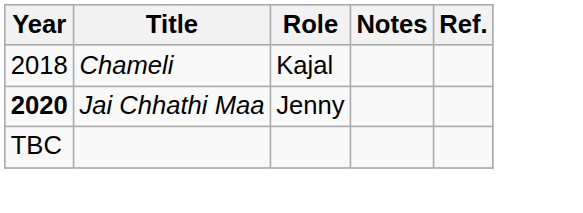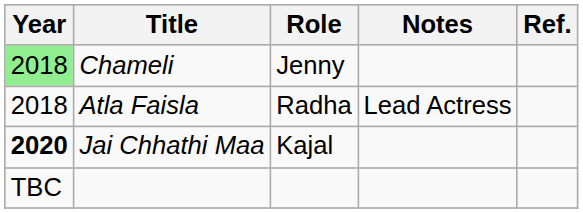(39, 65) no background -> (39, 65) lightgreen background
(305, 65) Kajal -> (310, 65) Jenny
+ row: (139, 106)
(310, 106) Jenny -> (305, 146) Kajal
